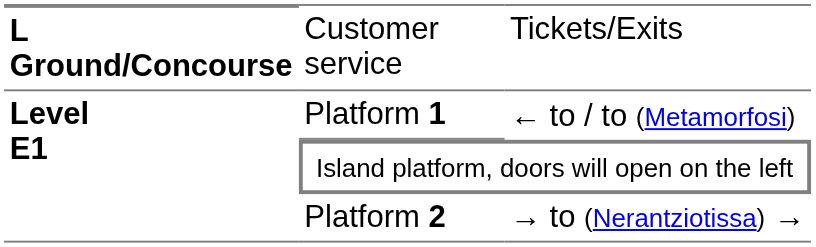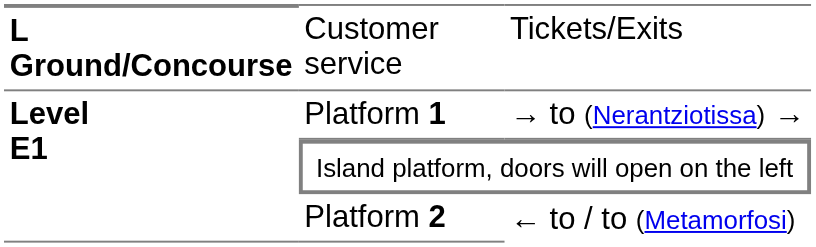(653, 115) ← to / to (Metamorfosi) -> (657, 114) → to (Nerantziotissa) →
(657, 216) → to (Nerantziotissa) → -> (653, 217) ← to / to (Metamorfosi)
